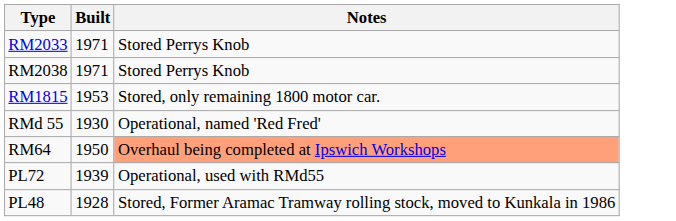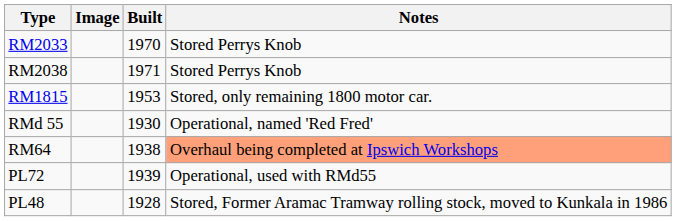+ column: (97, 17)
(92, 44) 1971 -> (144, 44) 1970
(92, 149) 1950 -> (144, 149) 1938
